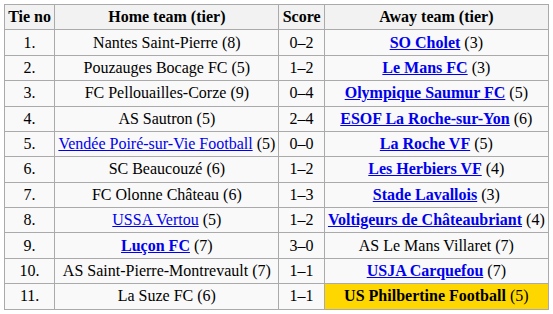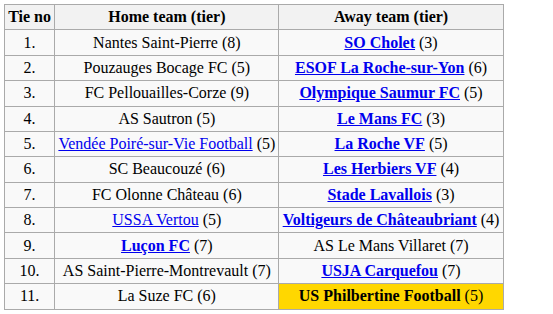- column: (302, 17)
(436, 67) Le Mans FC (3) -> (391, 67) ESOF La Roche-sur-Yon (6)
(436, 118) ESOF La Roche-sur-Yon (6) -> (391, 118) Le Mans FC (3)
